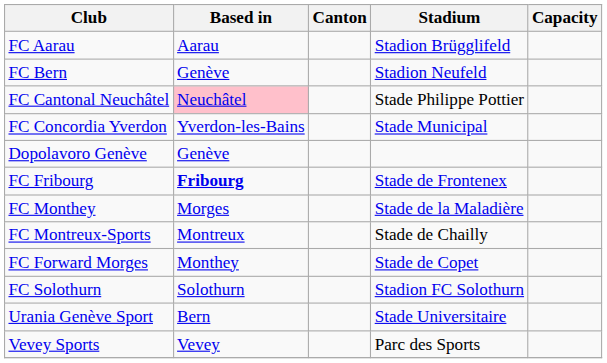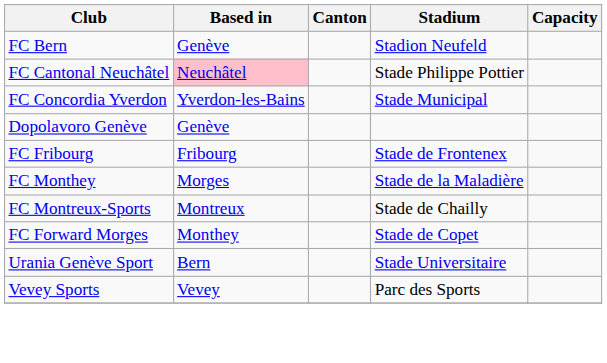- row: (42, 45)
(210, 180) bold -> (207, 153) normal
- row: (55, 289)
